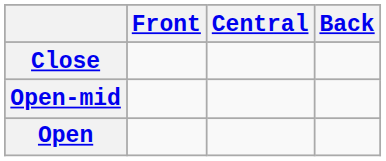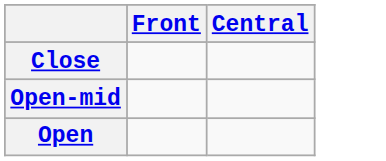- column: (347, 24)
